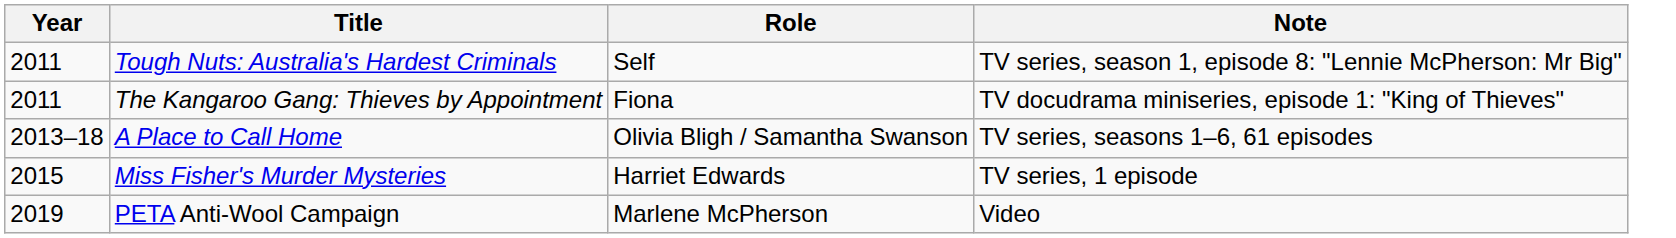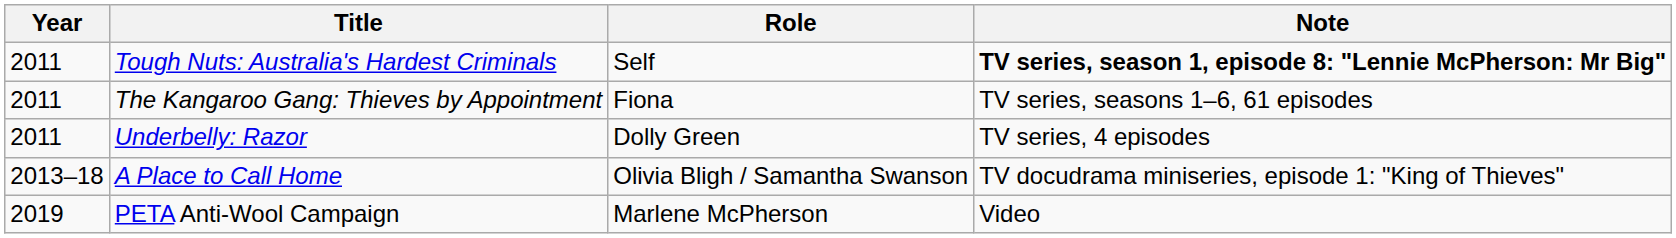(1301, 61) normal -> (1323, 61) bold
(1272, 99) TV docudrama miniseries, episode 1: "King of Thieves" -> (1176, 99) TV series, seasons 1–6, 61 episodes
+ row: (211, 137)
(1176, 137) TV series, seasons 1–6, 61 episodes -> (1272, 175) TV docudrama miniseries, episode 1: "King of Thieves"
- row: (280, 175)
